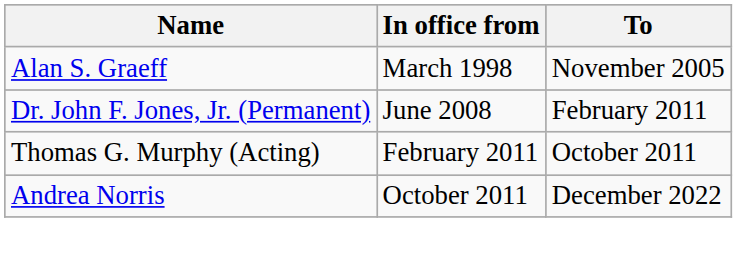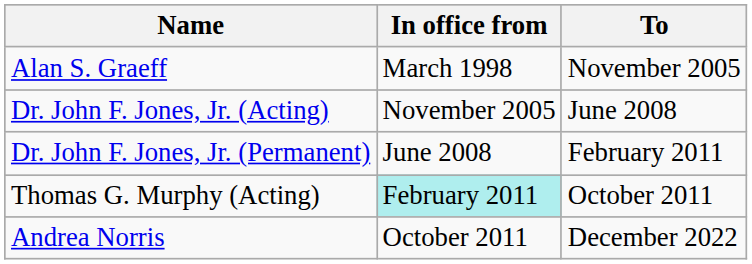+ row: (170, 110)
(460, 152) no background -> (460, 195) paleturquoise background
